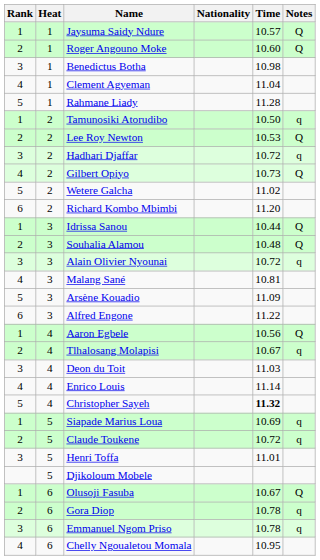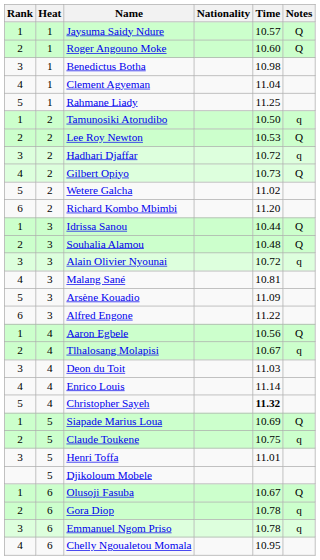(268, 102) 11.28 -> (268, 102) 11.25
(299, 421) q -> (299, 421) Q
(268, 439) 10.72 -> (268, 439) 10.75
